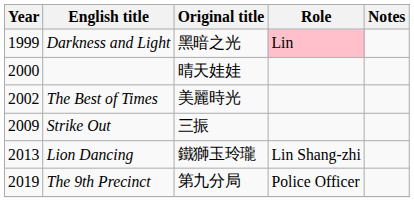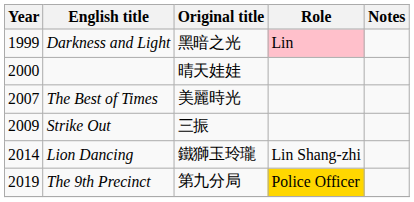(24, 98) 2002 -> (24, 98) 2007
(24, 154) 2013 -> (24, 154) 2014
(316, 182) no background -> (316, 182) gold background
